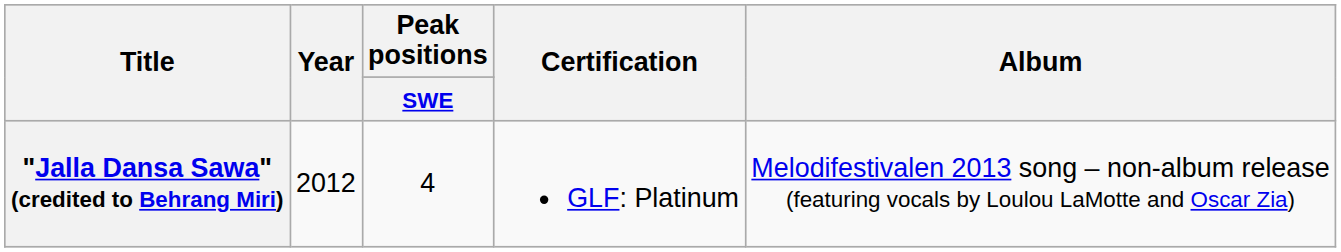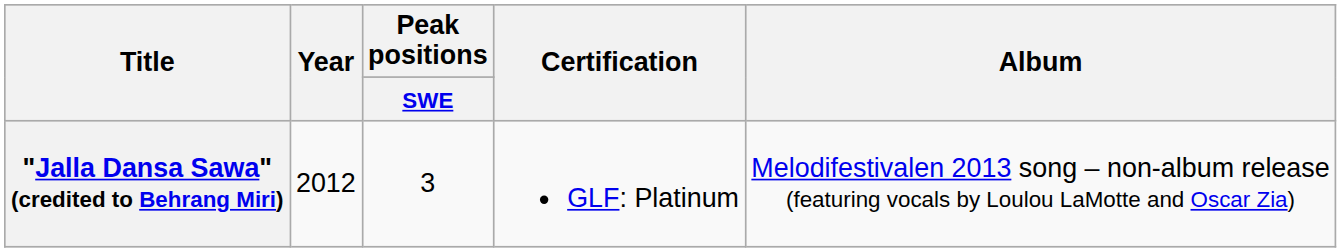(428, 183) 4 -> (428, 183) 3
